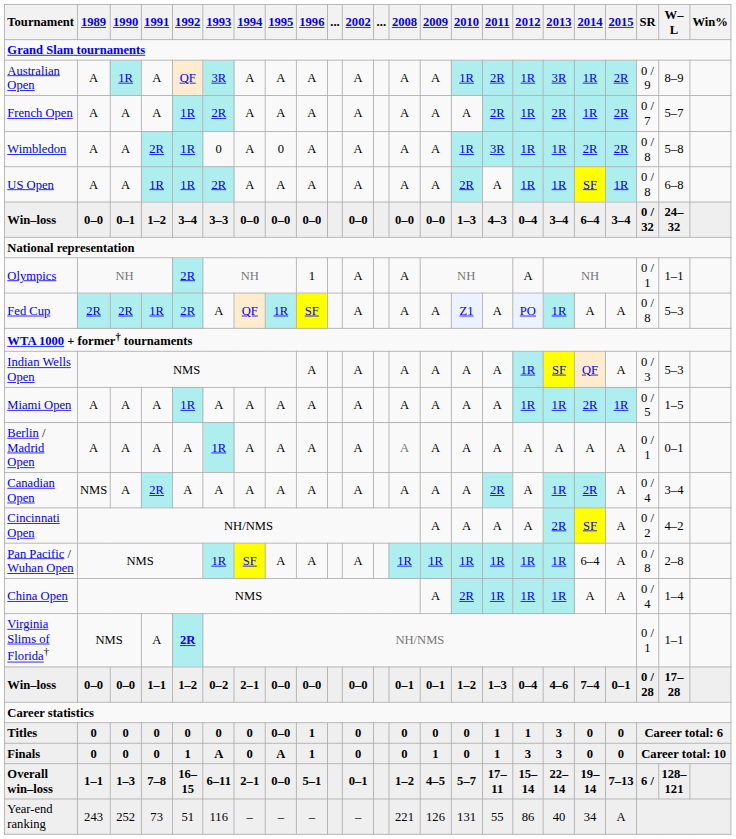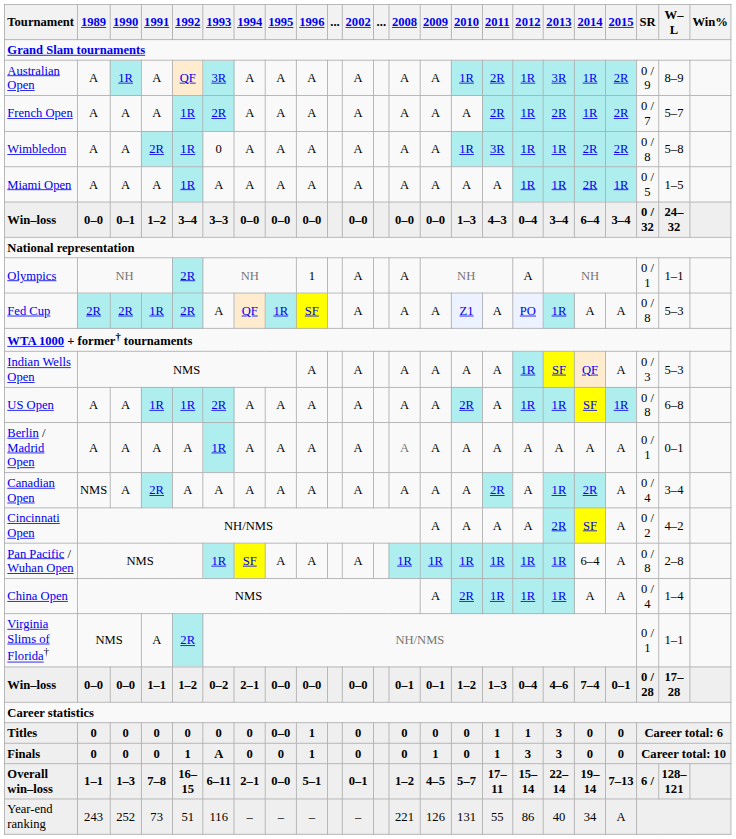(281, 149) 0 -> (281, 149) A
rows swapped: (31, 184) <-> (39, 405)
(188, 640) bold -> (188, 640) normal
(281, 753) A -> (281, 753) 0
